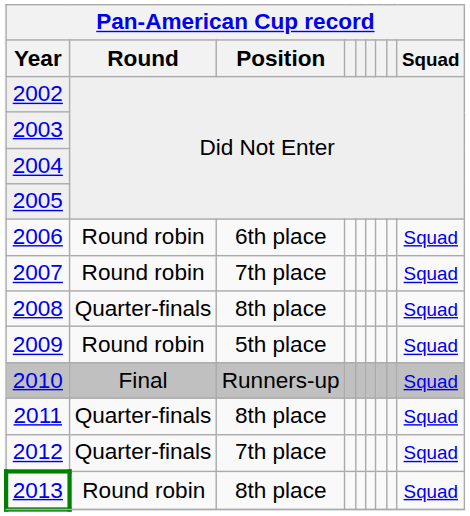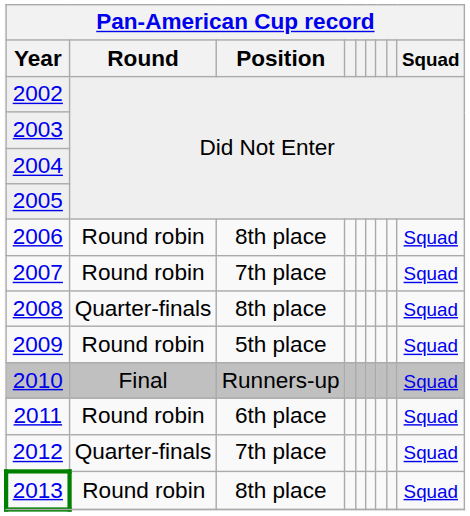(281, 237) 6th place -> (281, 237) 8th place
(143, 415) Quarter-finals -> (143, 415) Round robin
(281, 415) 8th place -> (281, 415) 6th place
